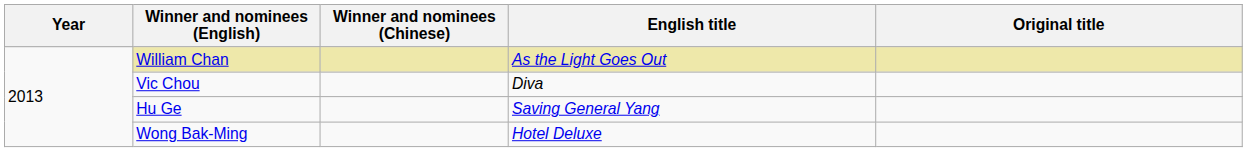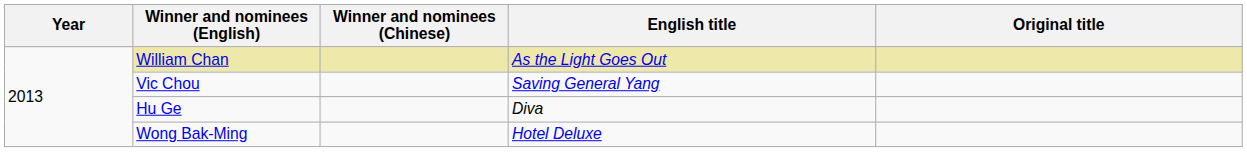(528, 84) Diva -> (586, 84) Saving General Yang
(586, 109) Saving General Yang -> (528, 109) Diva
